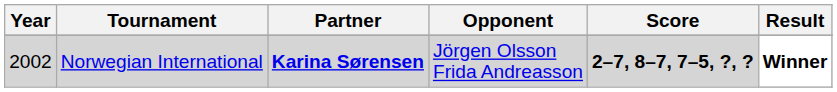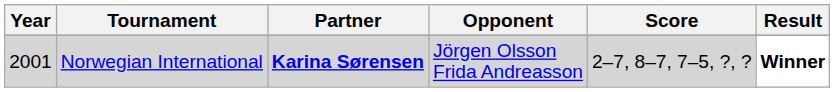(30, 61) 2002 -> (30, 61) 2001
(673, 61) bold -> (672, 61) normal
